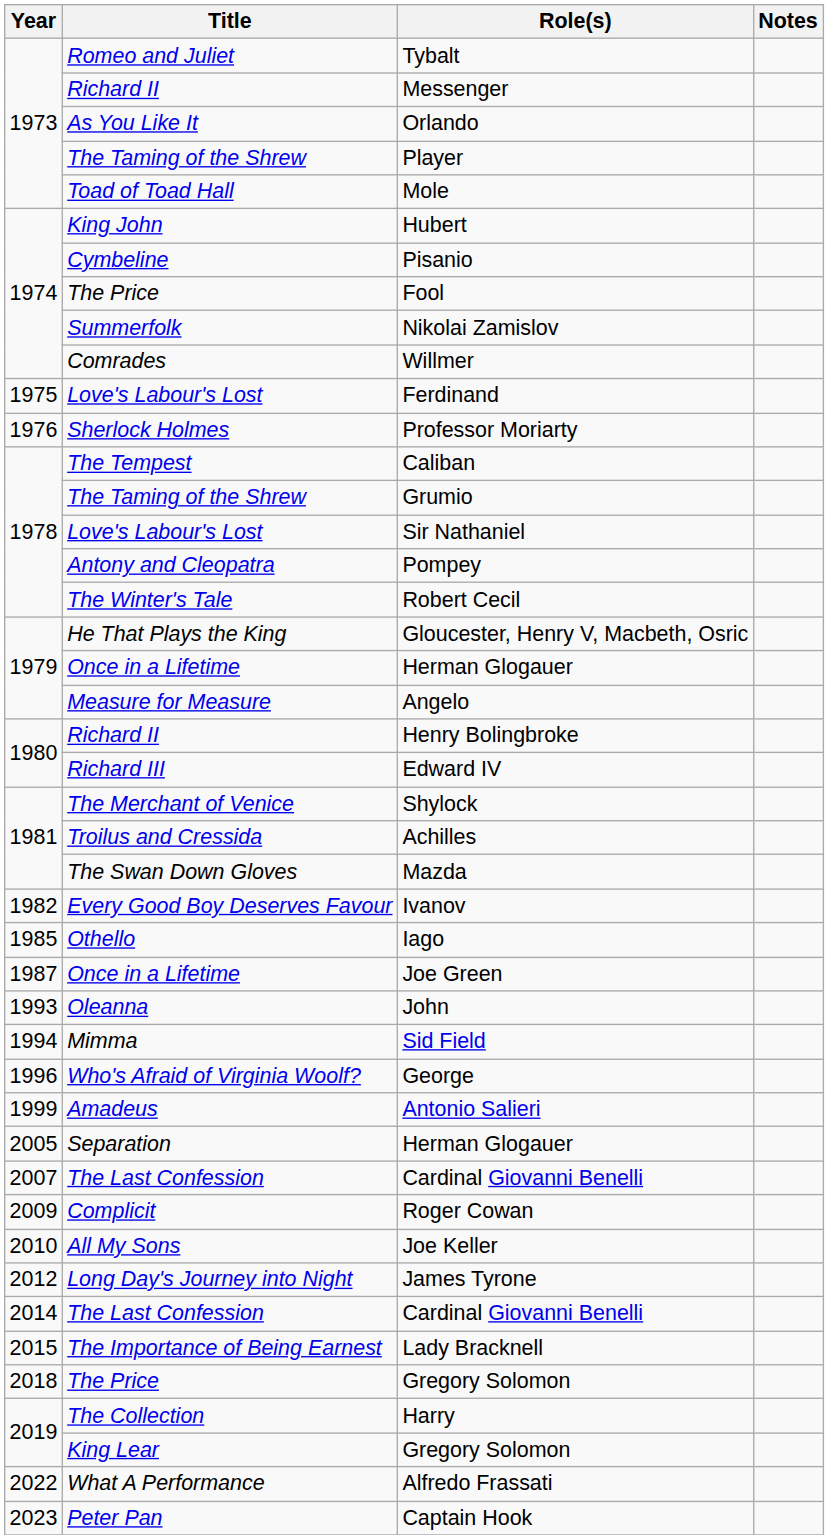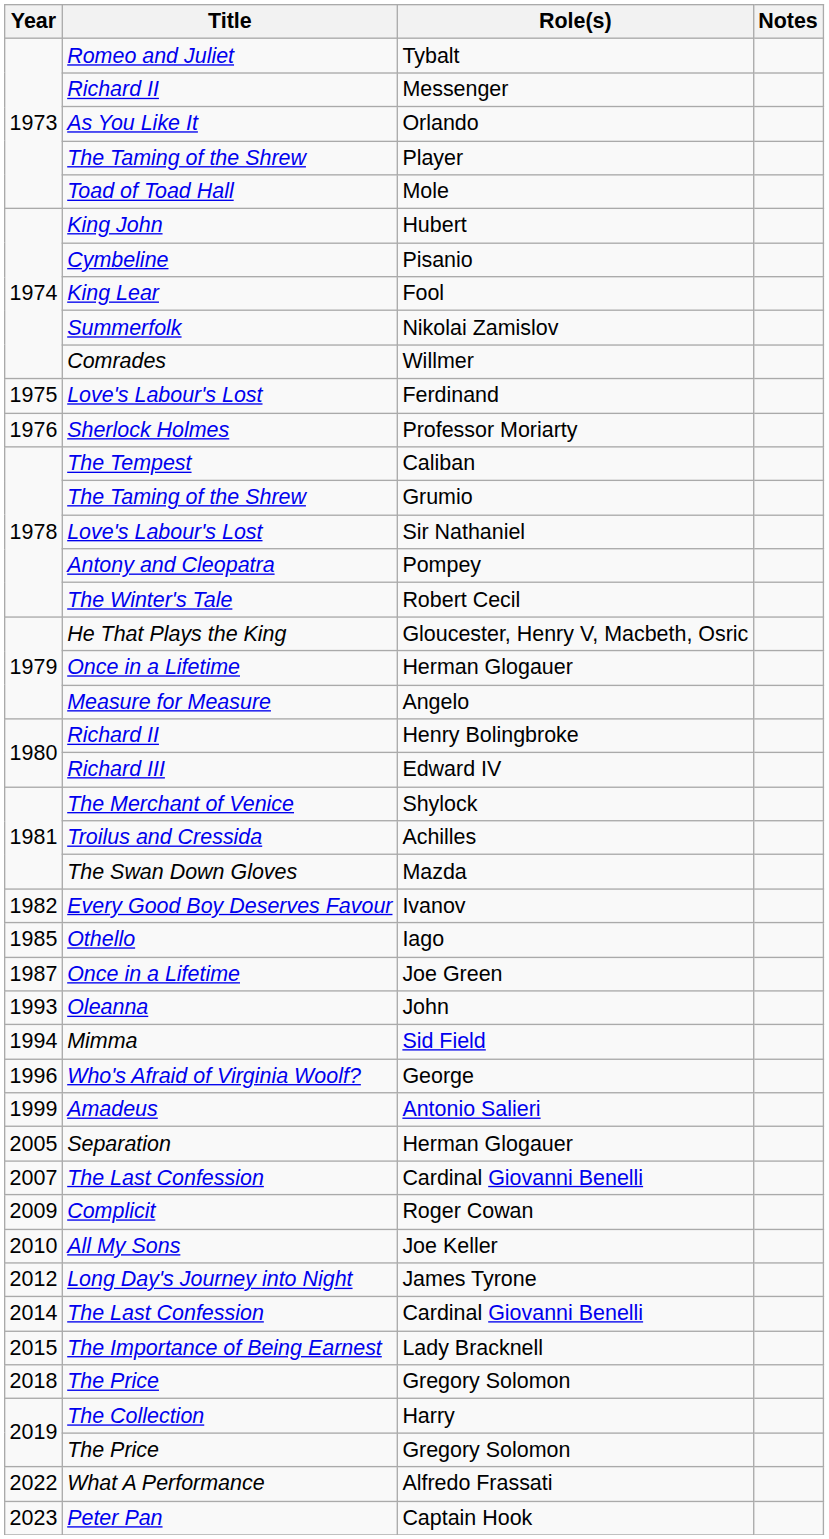(113, 293) The Price -> (113, 293) King Lear
(113, 1449) King Lear -> (113, 1449) The Price
